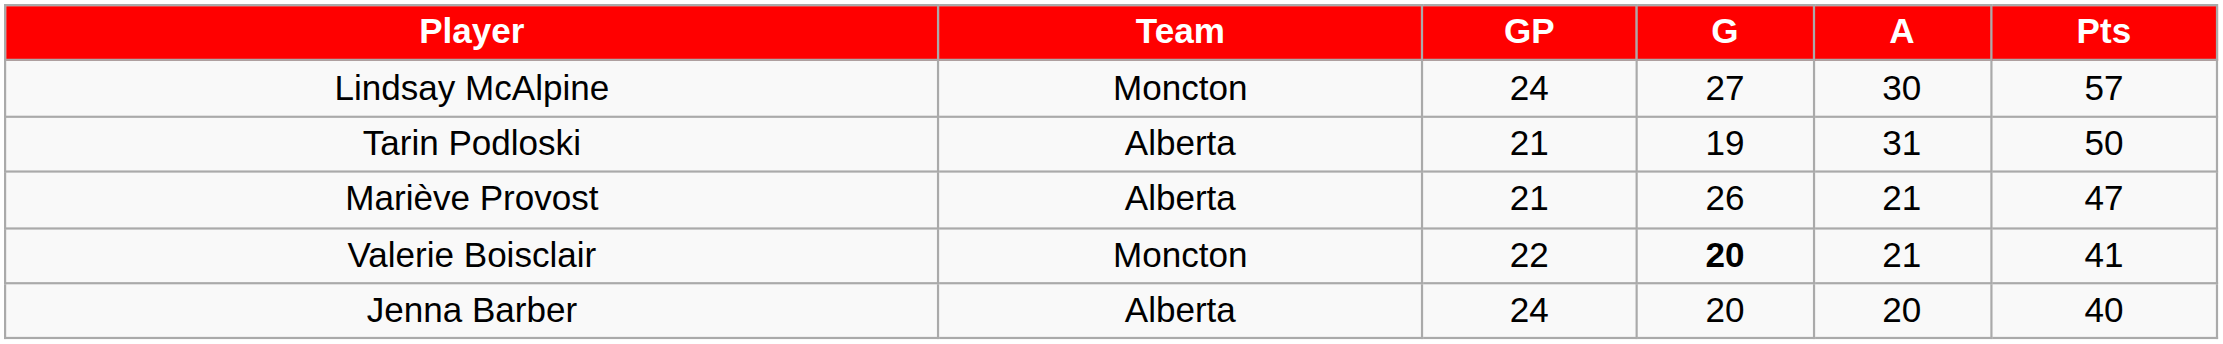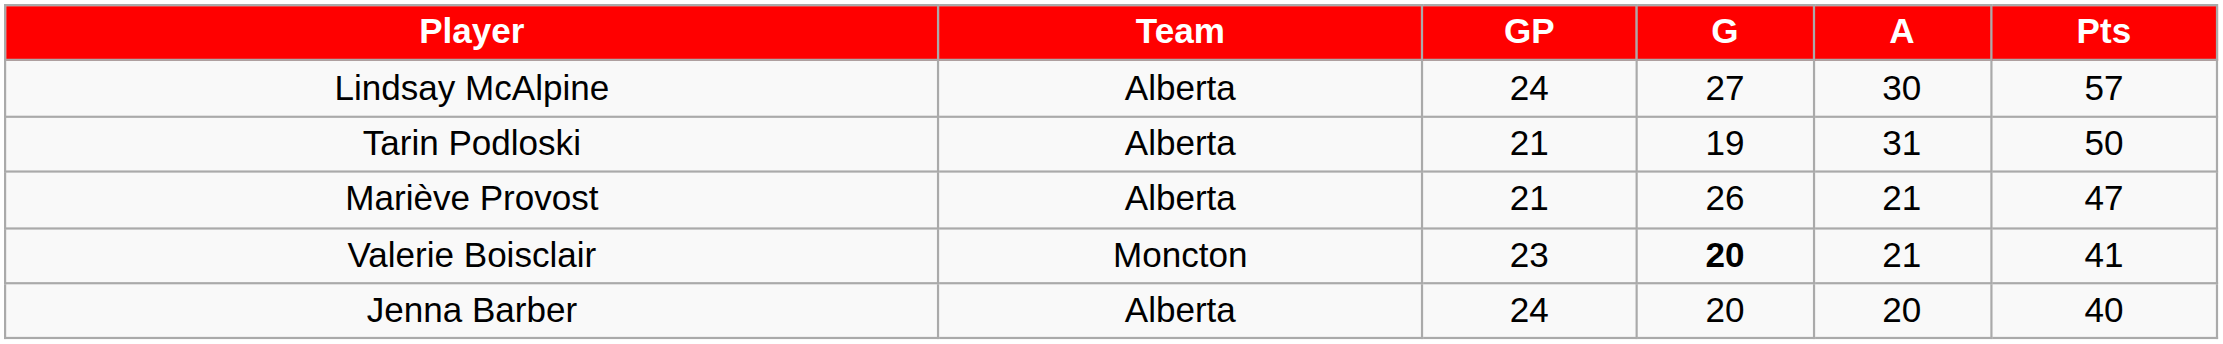(1180, 87) Moncton -> (1180, 87) Alberta
(1529, 254) 22 -> (1529, 254) 23
